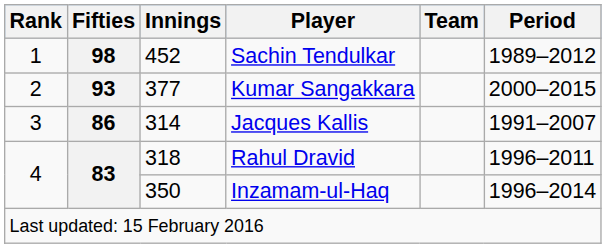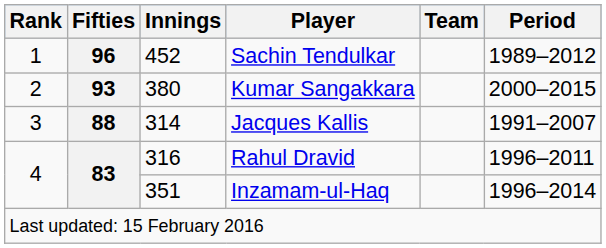(103, 55) 98 -> (103, 55) 96
(163, 89) 377 -> (163, 89) 380
(103, 123) 86 -> (103, 123) 88
(163, 157) 318 -> (163, 157) 316
(163, 191) 350 -> (163, 191) 351
